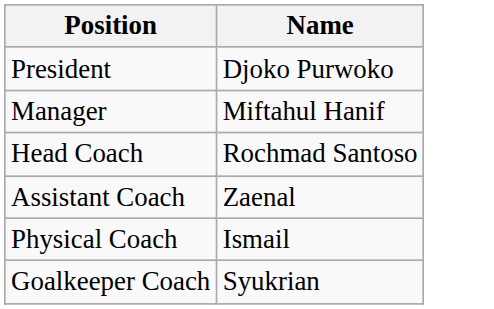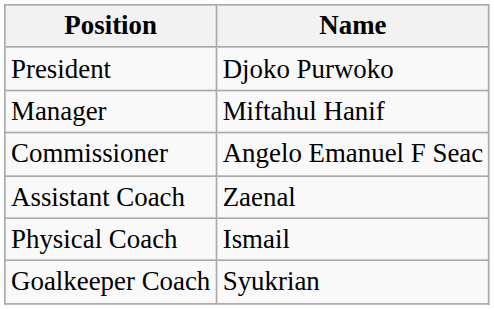+ row: (89, 153)
- row: (77, 153)
